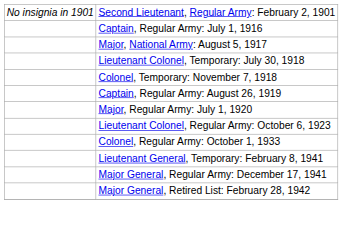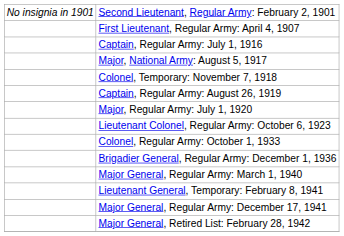+ row: (199, 28)
- row: (201, 61)
+ row: (217, 158)
+ row: (200, 175)
